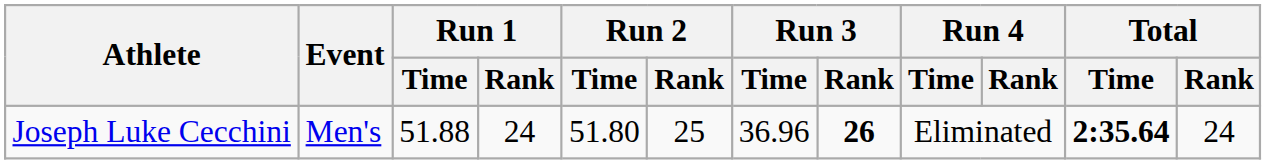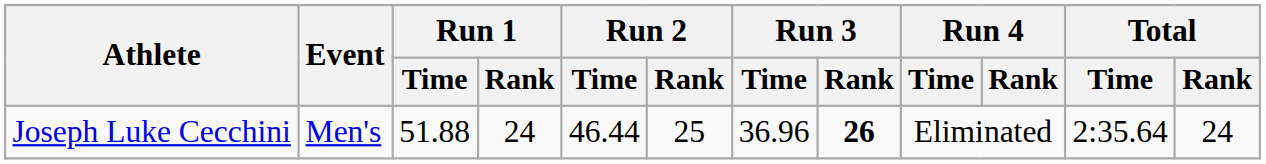(604, 132) 51.80 -> (604, 132) 46.44
(1121, 132) bold -> (1120, 132) normal
